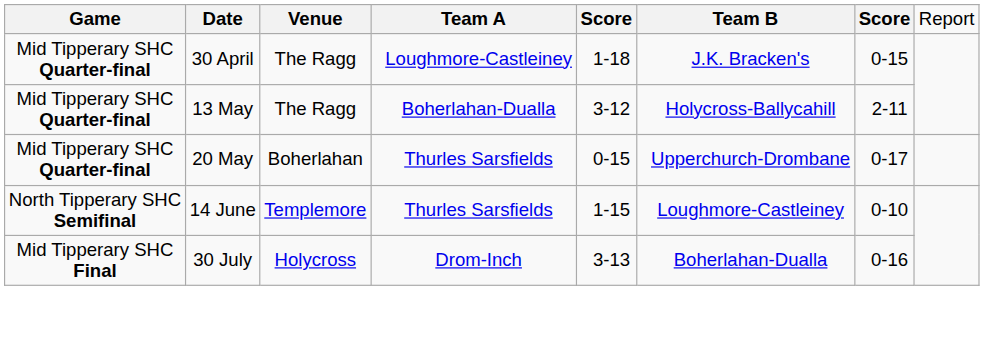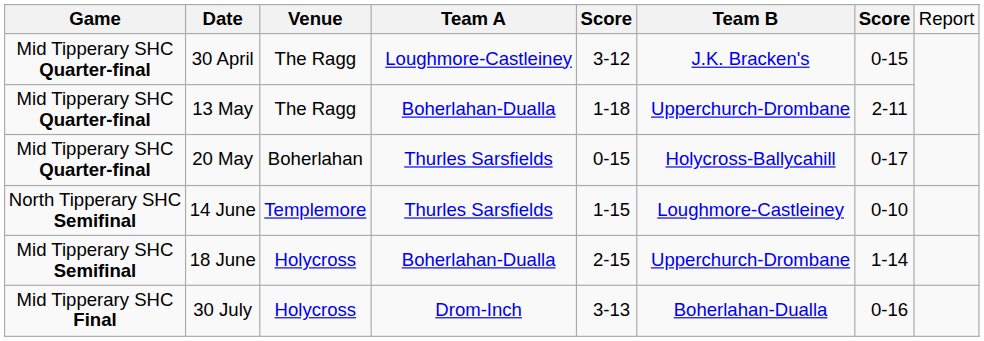(606, 59) 1-18 -> (606, 59) 3-12
(606, 109) 3-12 -> (606, 109) 1-18
(745, 109) Holycross-Ballycahill -> (745, 109) Upperchurch-Drombane
(745, 159) Upperchurch-Drombane -> (745, 159) Holycross-Ballycahill
+ row: (223, 260)
